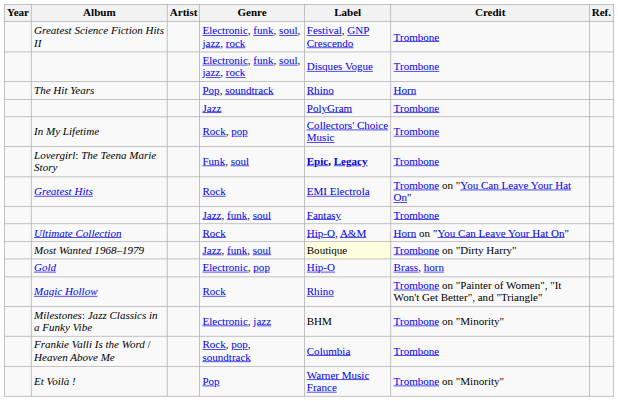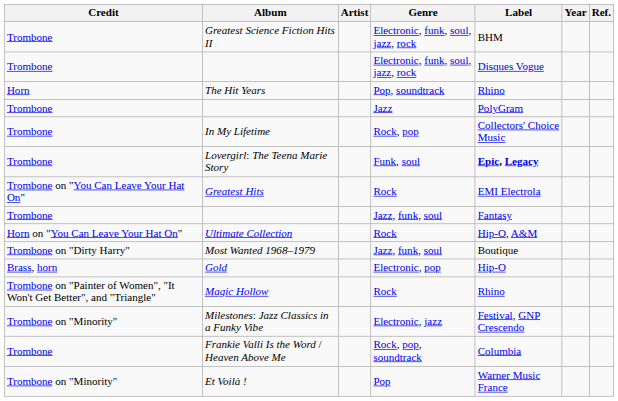columns swapped: (18, 13) <-> (490, 13)
(338, 36) Festival, GNP Crescendo -> (490, 36) BHM
(327, 250) lightyellow background -> (498, 250) no background
(319, 321) BHM -> (509, 321) Festival, GNP Crescendo
